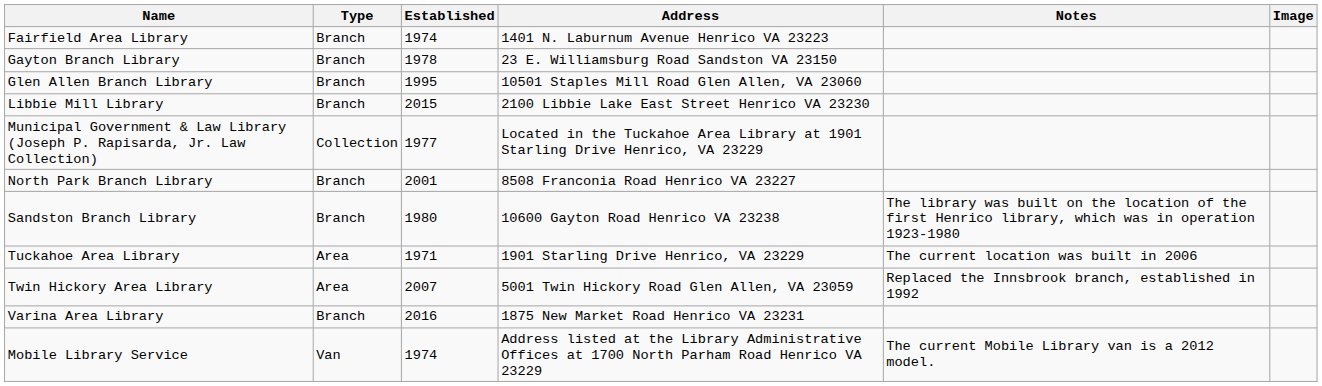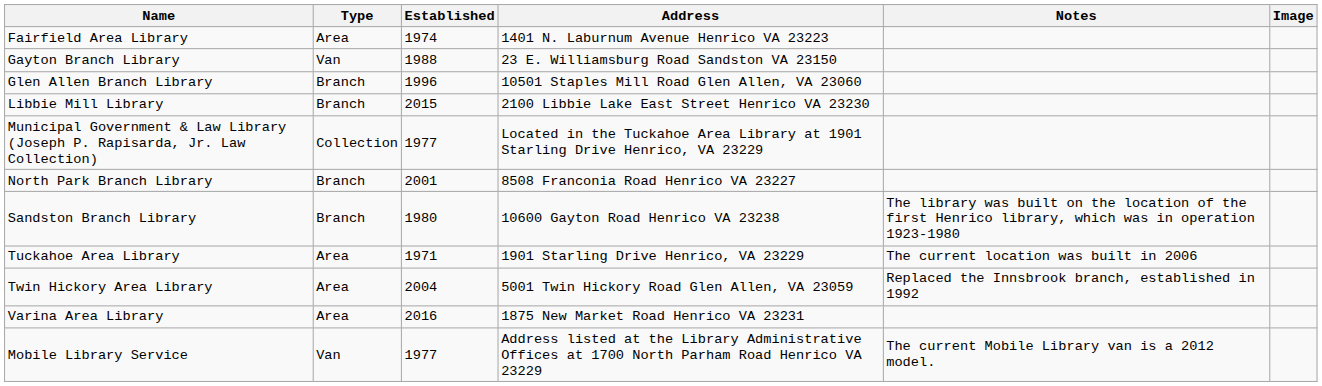(341, 38) Branch -> (333, 38) Area
(341, 60) Branch -> (328, 60) Van
(421, 60) 1978 -> (421, 60) 1988
(421, 82) 1995 -> (421, 82) 1996
(421, 287) 2007 -> (421, 287) 2004
(341, 317) Branch -> (333, 317) Area
(421, 355) 1974 -> (421, 355) 1977
